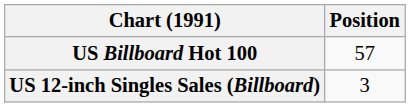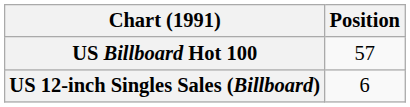(365, 85) 3 -> (365, 85) 6
